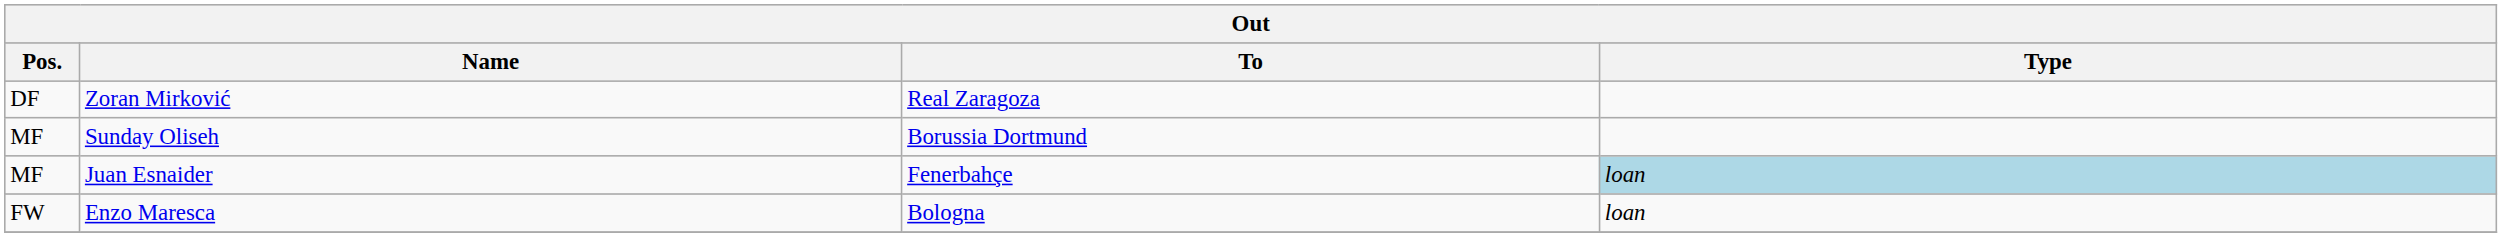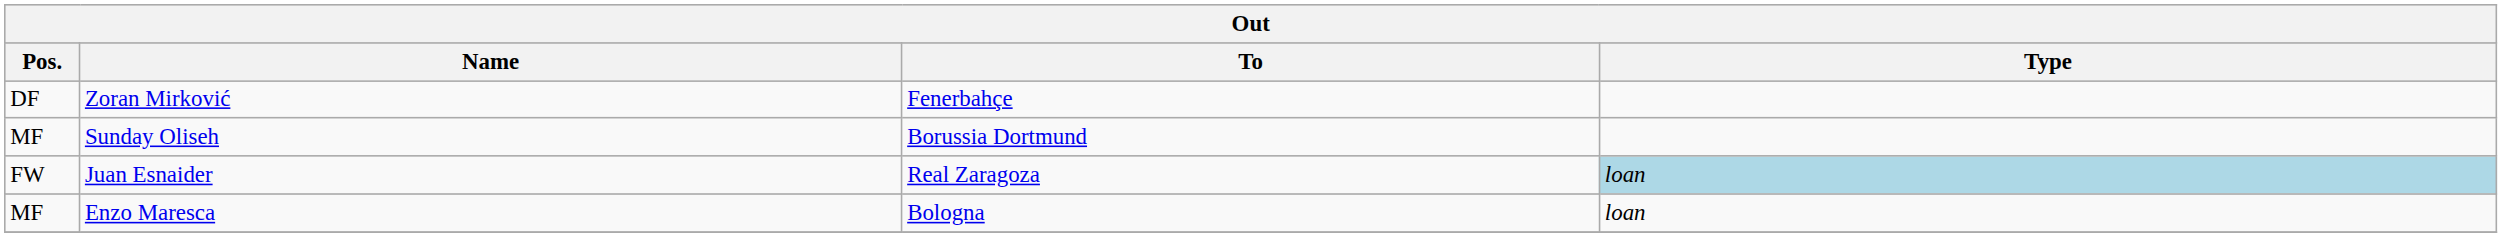(974, 99) Real Zaragoza -> (960, 99) Fenerbahçe
(27, 174) MF -> (27, 174) FW
(960, 174) Fenerbahçe -> (974, 174) Real Zaragoza
(27, 212) FW -> (27, 212) MF
